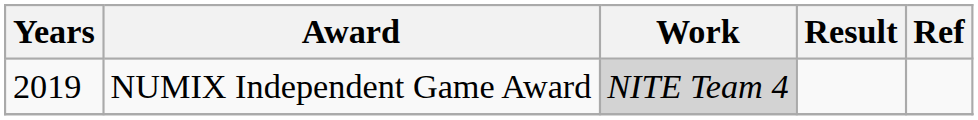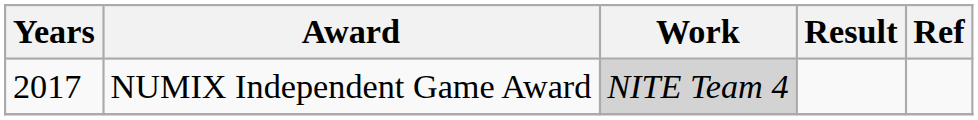(47, 85) 2019 -> (47, 85) 2017
